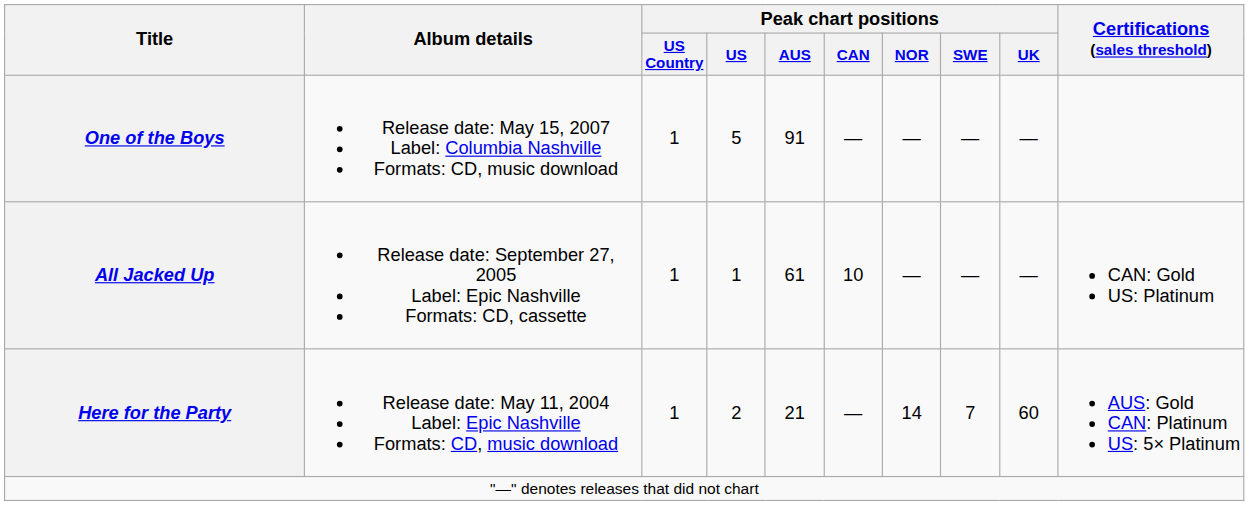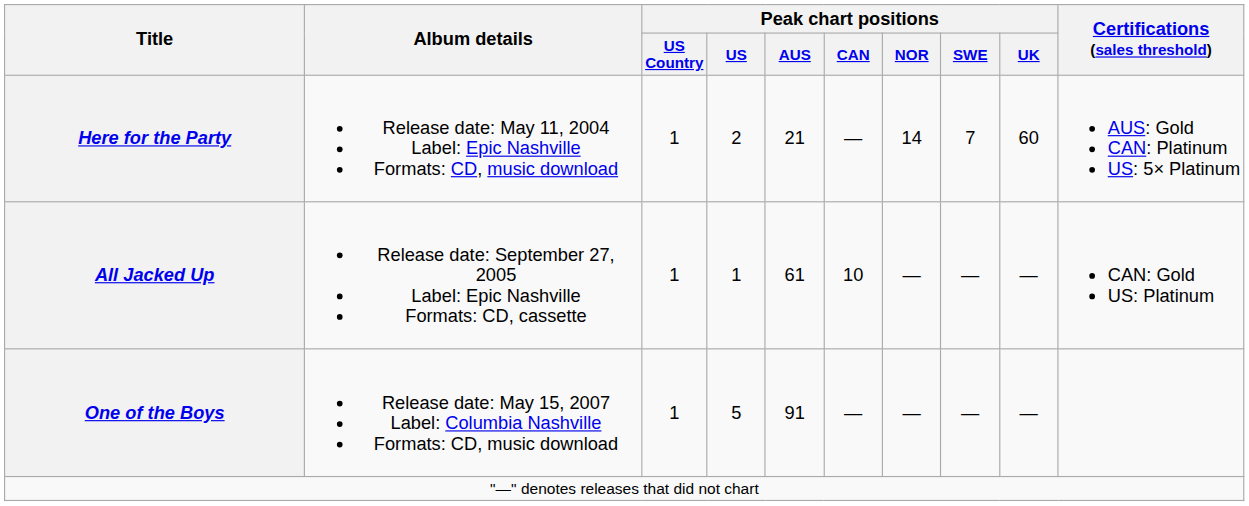rows swapped: (155, 412) <-> (155, 138)
